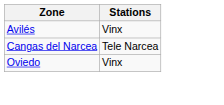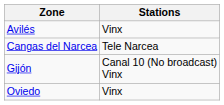+ row: (19, 69)
